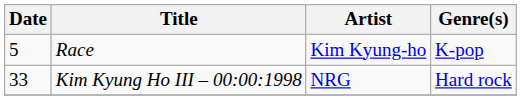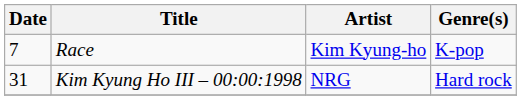(14, 49) 5 -> (14, 49) 7
(19, 79) 33 -> (19, 79) 31
